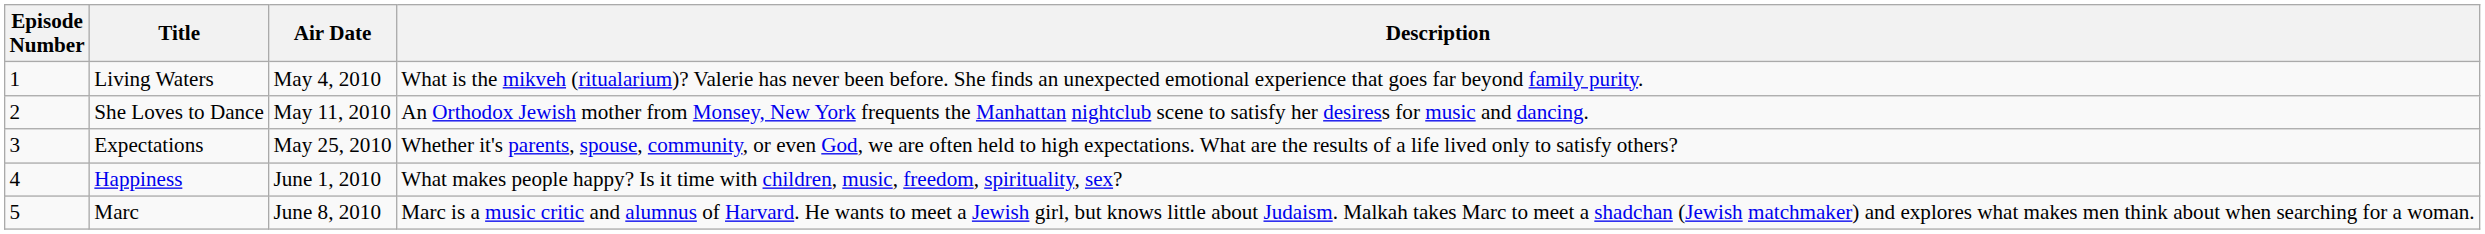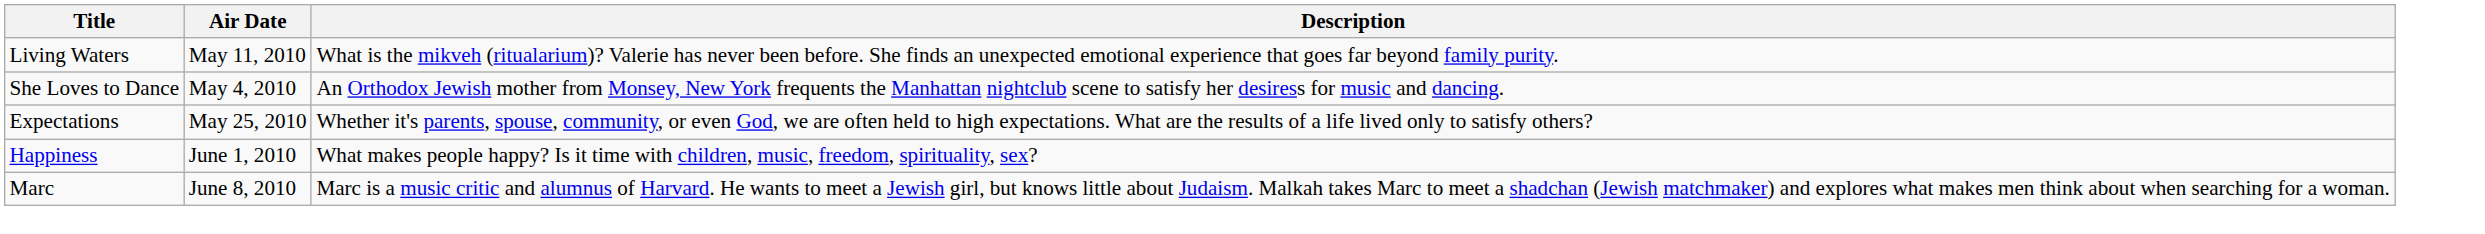- column: (47, 33)
(327, 78) May 4, 2010 -> (247, 54) May 11, 2010
(332, 111) May 11, 2010 -> (242, 88) May 4, 2010
